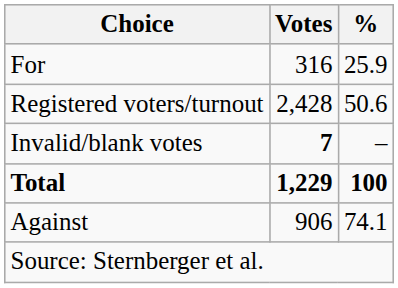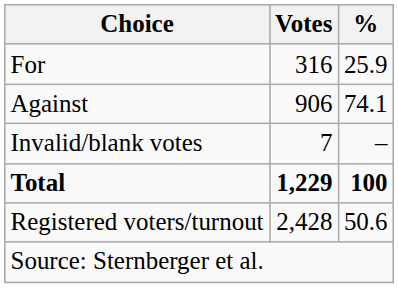rows swapped: (49, 222) <-> (137, 103)
(326, 143) bold -> (326, 143) normal
